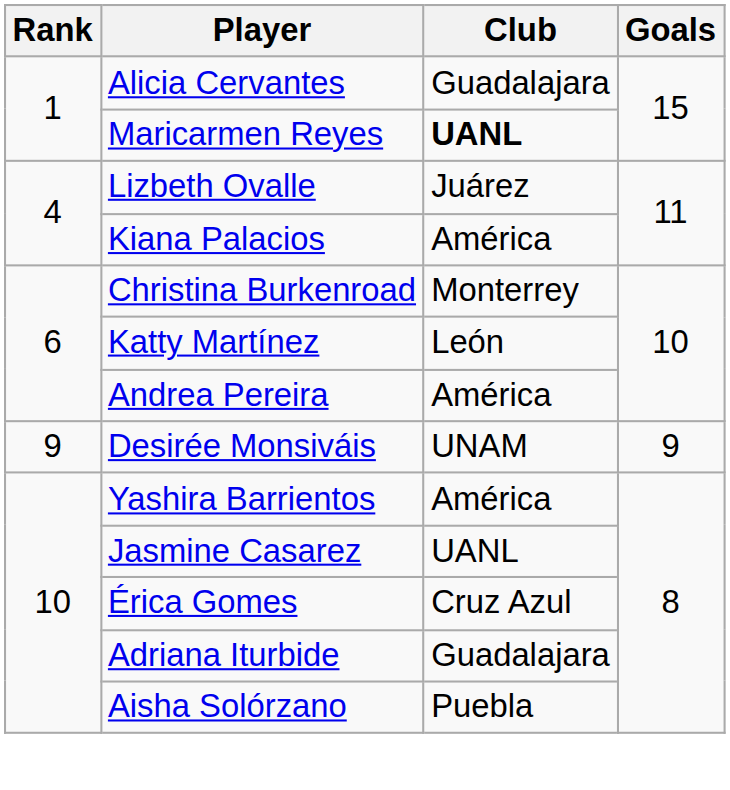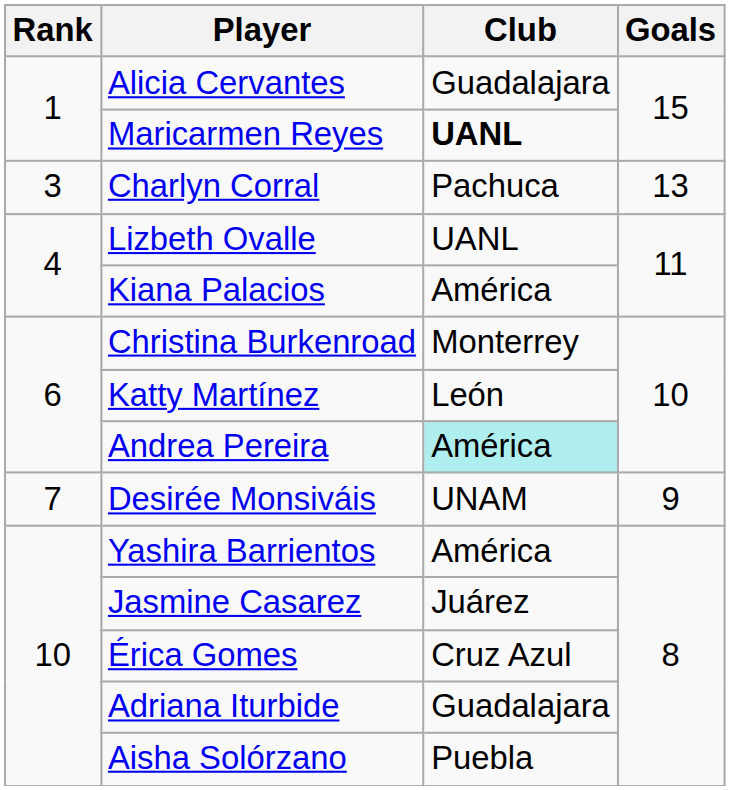+ row: (214, 186)
(480, 186) Juárez -> (475, 238) UANL
(491, 394) no background -> (491, 446) paleturquoise background
(53, 446) 9 -> (53, 498) 7
(475, 550) UANL -> (480, 602) Juárez
